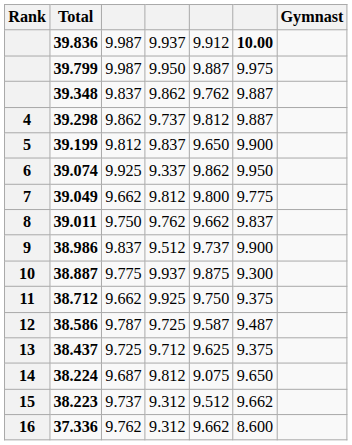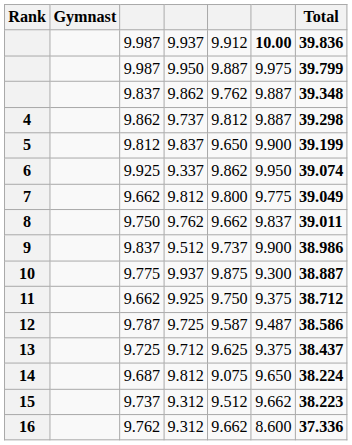columns swapped: (312, 17) <-> (76, 17)
